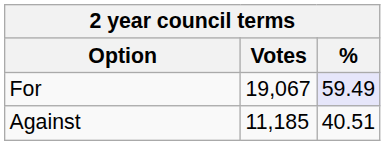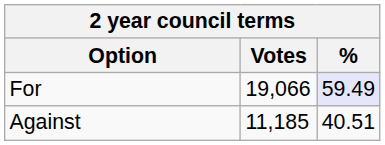(278, 88) 19,067 -> (278, 88) 19,066
